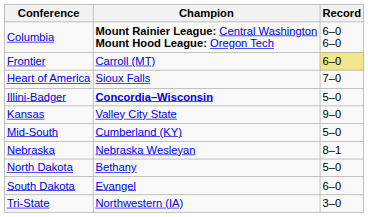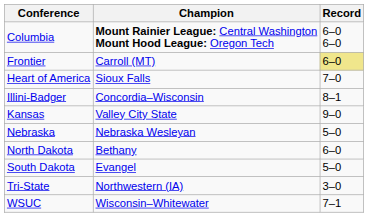(154, 97) bold -> (150, 97) normal
(332, 97) 5–0 -> (332, 97) 8–1
- row: (32, 132)
(332, 150) 8–1 -> (332, 132) 5–0
(332, 168) 5–0 -> (332, 150) 6–0
(332, 185) 6–0 -> (332, 168) 5–0
+ row: (24, 203)
